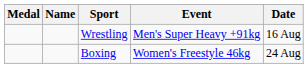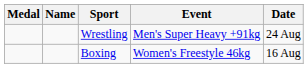(283, 34) 16 Aug -> (283, 34) 24 Aug
(283, 54) 24 Aug -> (283, 54) 16 Aug
